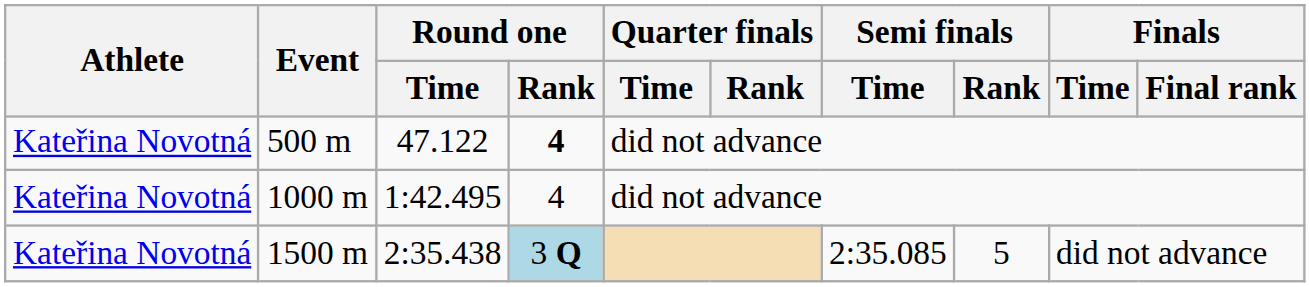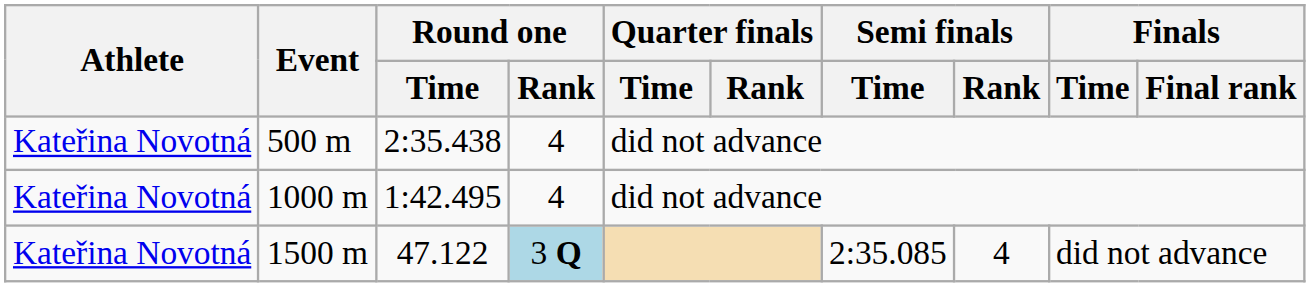(443, 142) 47.122 -> (443, 142) 2:35.438
(556, 142) bold -> (556, 142) normal
(443, 252) 2:35.438 -> (443, 252) 47.122
(1001, 252) 5 -> (1001, 252) 4
